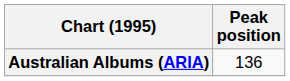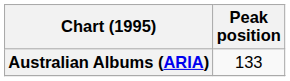(249, 62) 136 -> (249, 62) 133
